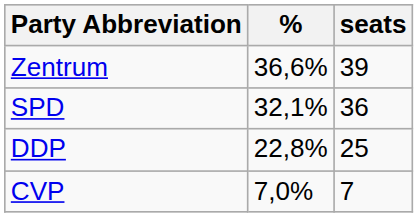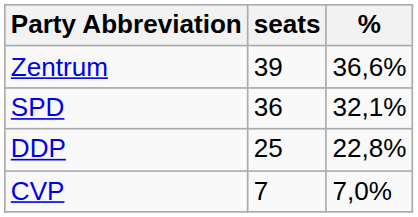columns swapped: (291, 25) <-> (373, 25)
